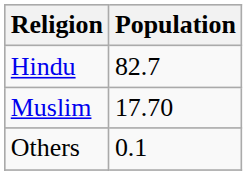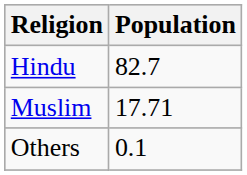(144, 107) 17.70 -> (144, 107) 17.71
